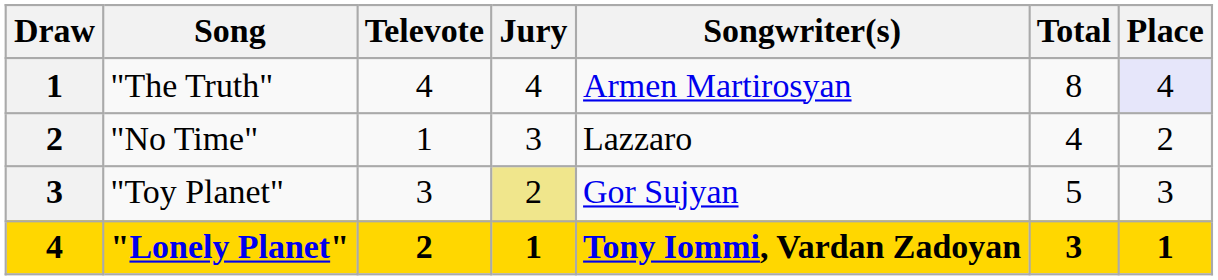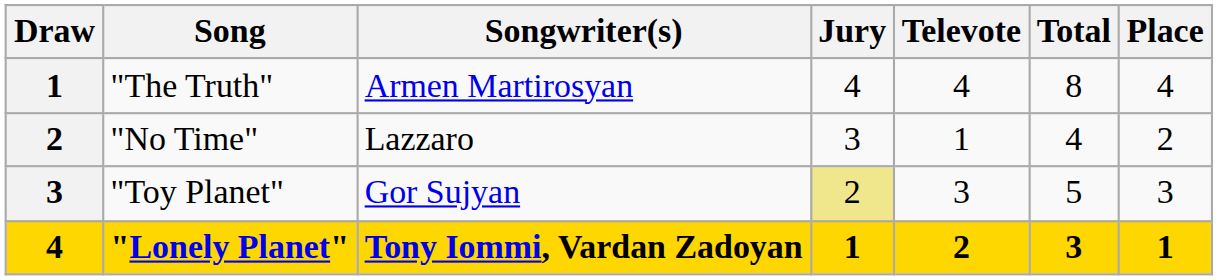columns swapped: (802, 31) <-> (424, 31)
(1165, 85) lavender background -> (1165, 85) no background
